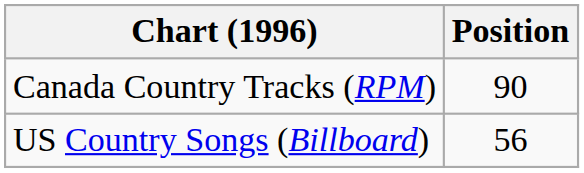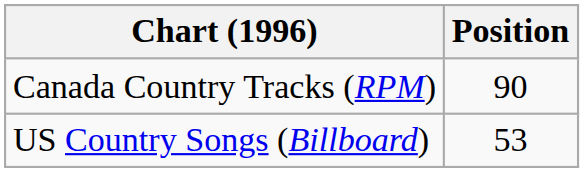(510, 139) 56 -> (510, 139) 53
